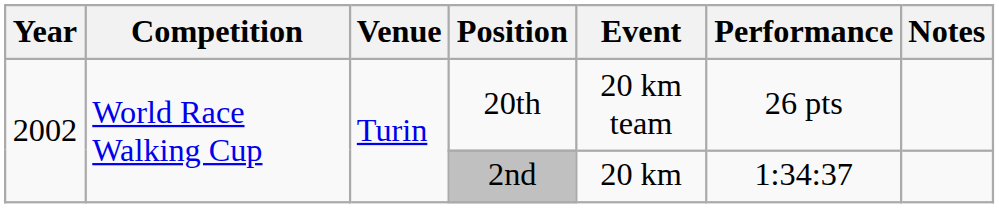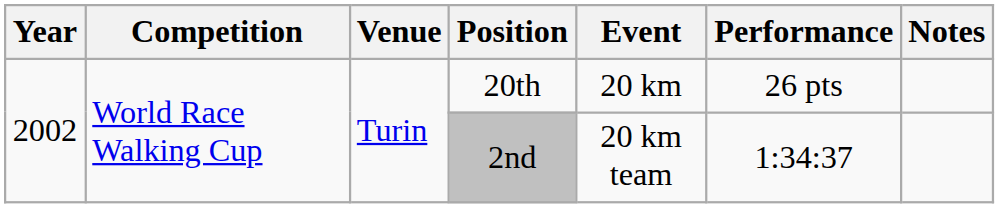(641, 103) 20 km team -> (641, 84) 20 km
(641, 175) 20 km -> (641, 156) 20 km team
